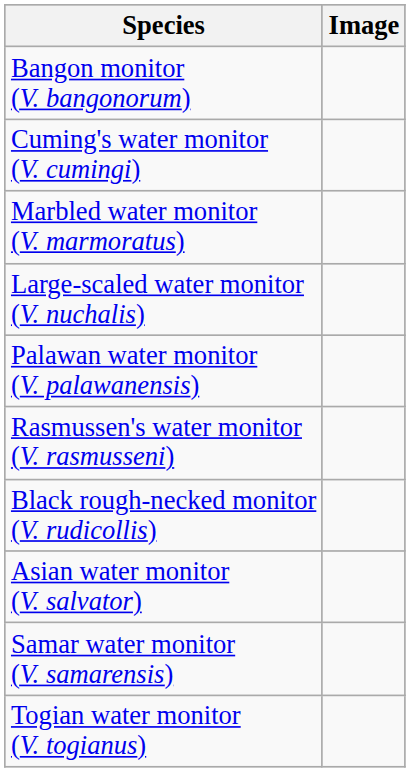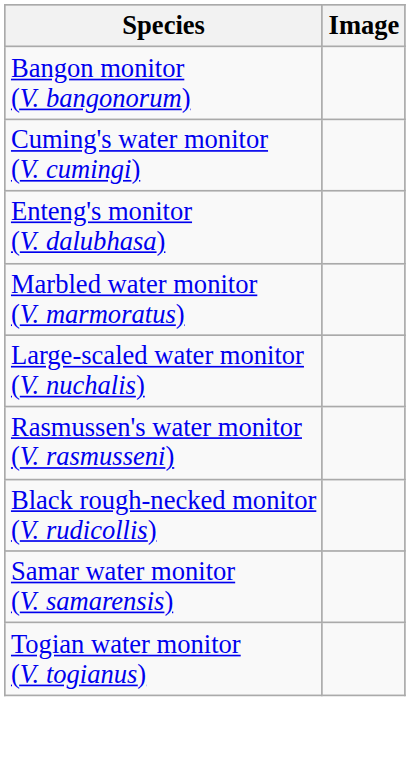+ row: (101, 226)
- row: (134, 370)
- row: (120, 586)
